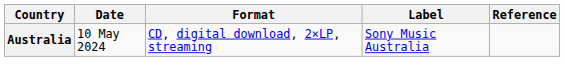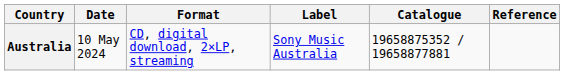+ column: (429, 14)
